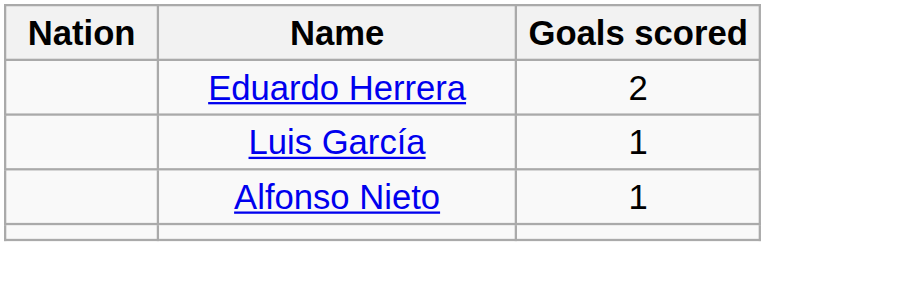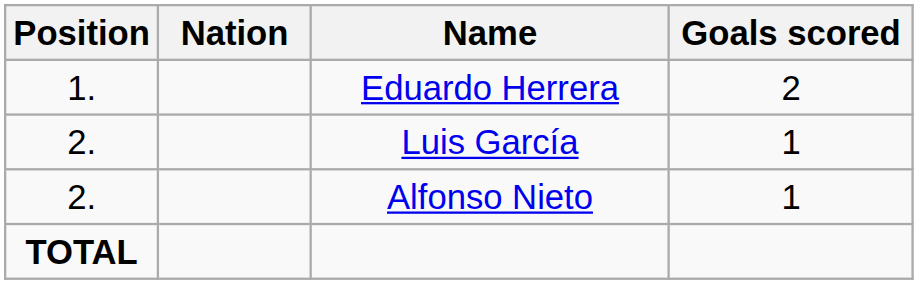+ column: (82, 33)
